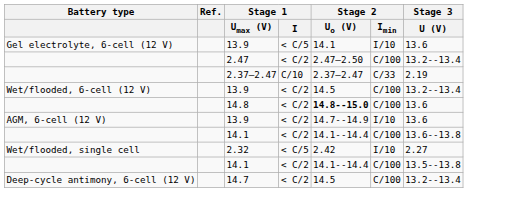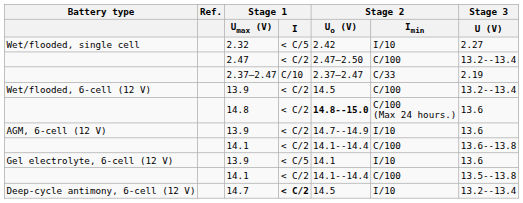rows swapped: (73, 150) <-> (90, 45)
(387, 105) C/100 -> (415, 110) C/100 (Max 24 hours.)
(295, 180) normal -> (295, 191) bold
(387, 180) C/100 -> (384, 191) I/10
